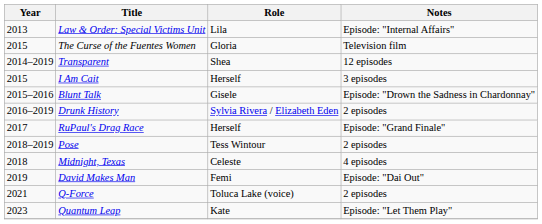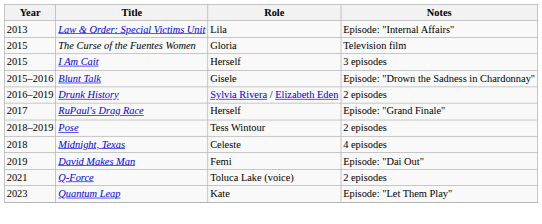- row: (84, 62)
